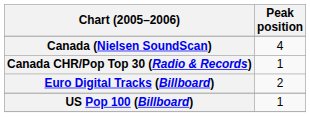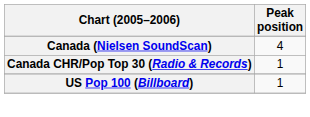- row: (129, 83)
